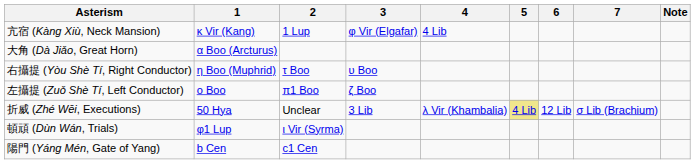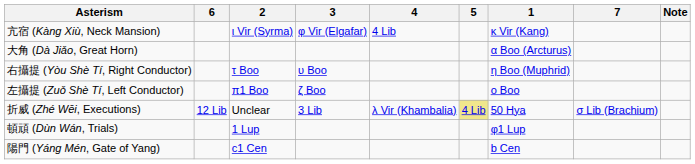columns swapped: (237, 13) <-> (556, 13)
(296, 31) 1 Lup -> (262, 31) ι Vir (Syrma)
(313, 129) ι Vir (Syrma) -> (246, 129) 1 Lup
